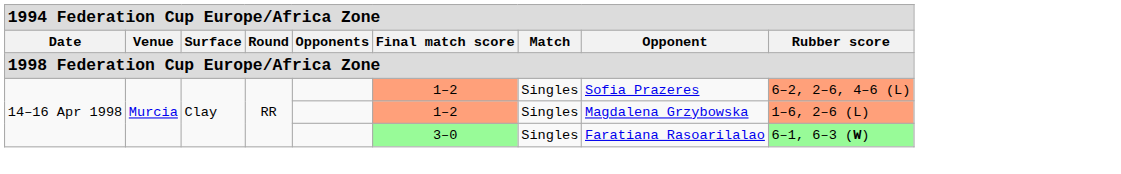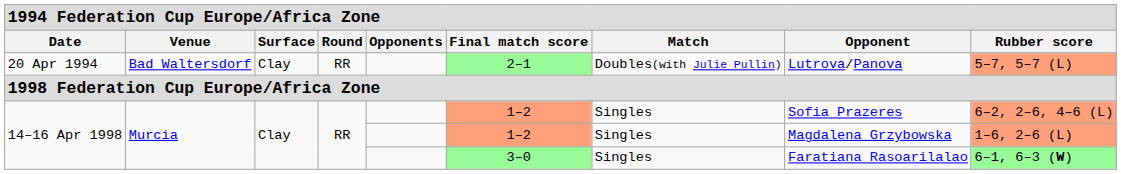+ row: (53, 64)
